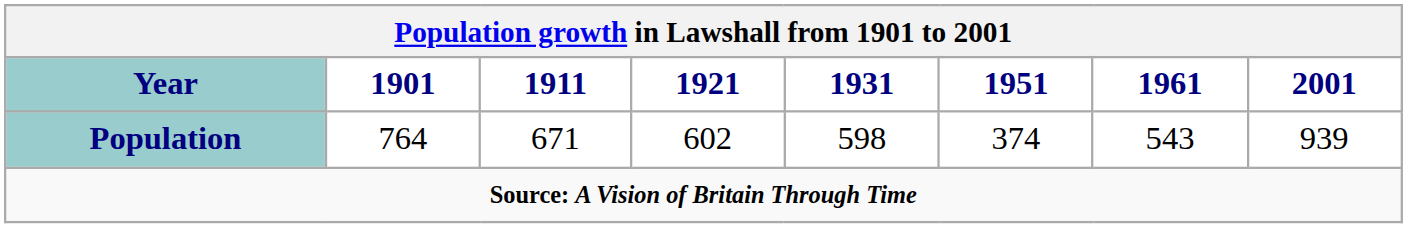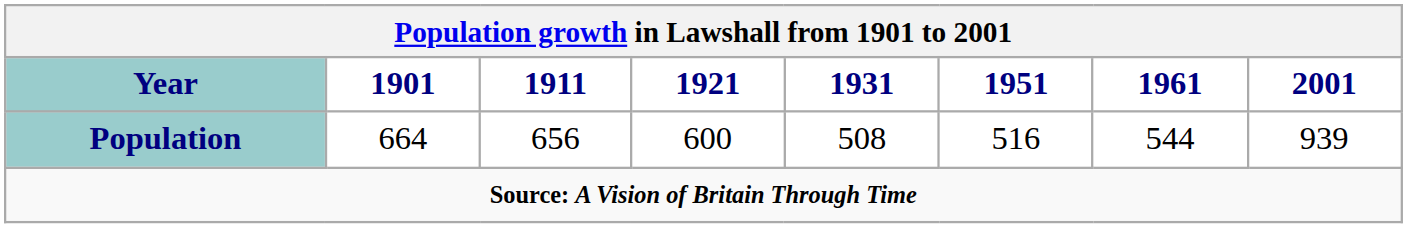(403, 139) 764 -> (403, 139) 664
(555, 139) 671 -> (555, 139) 656
(708, 139) 602 -> (708, 139) 600
(862, 139) 598 -> (862, 139) 508
(1016, 139) 374 -> (1016, 139) 516
(1170, 139) 543 -> (1170, 139) 544
